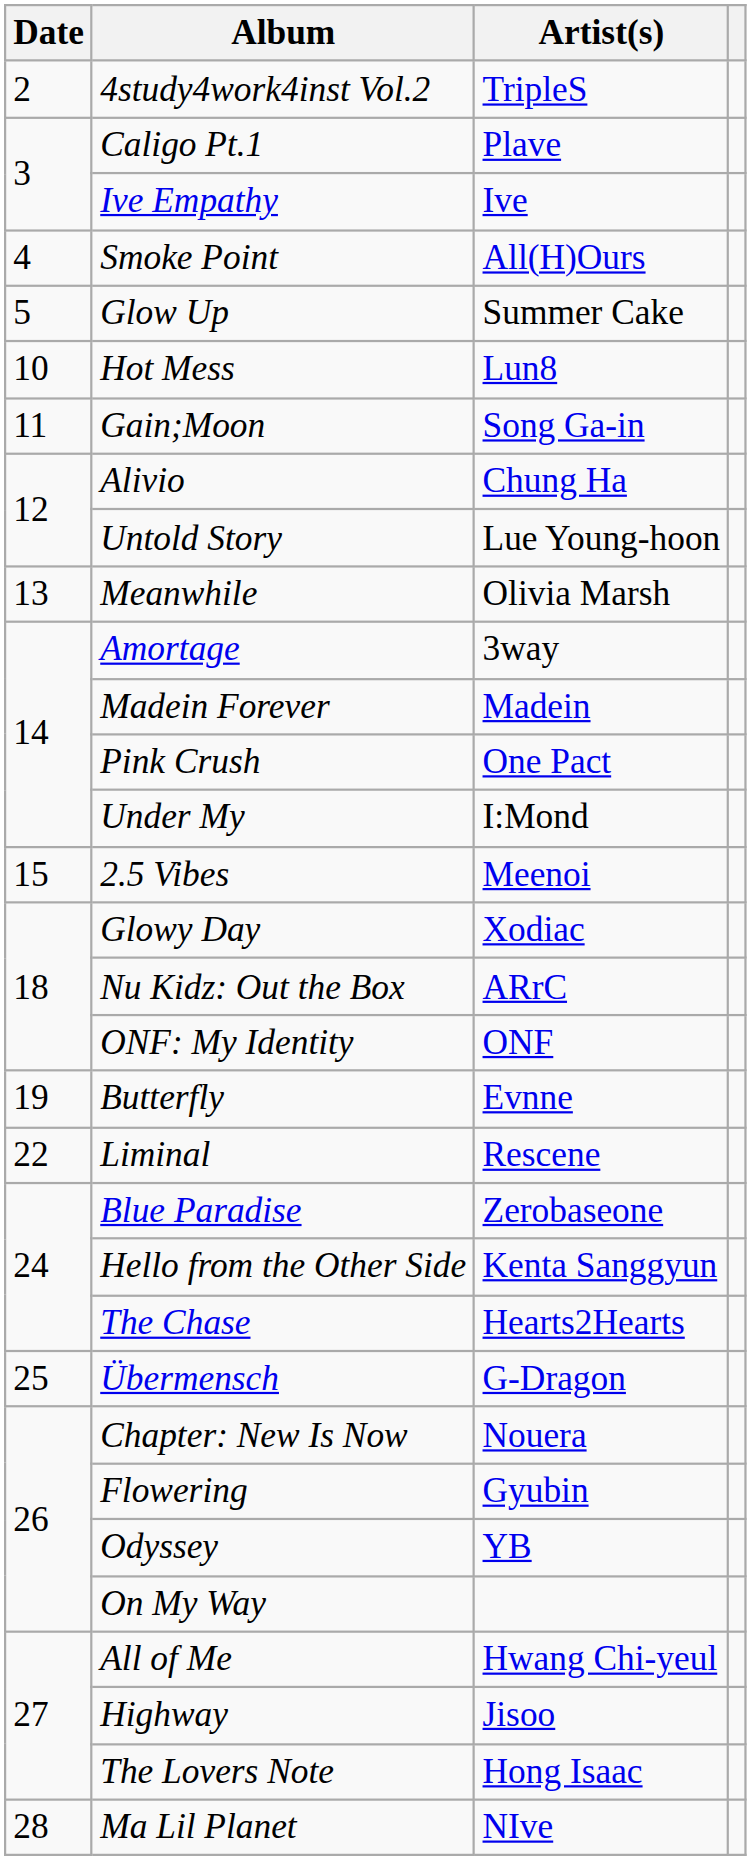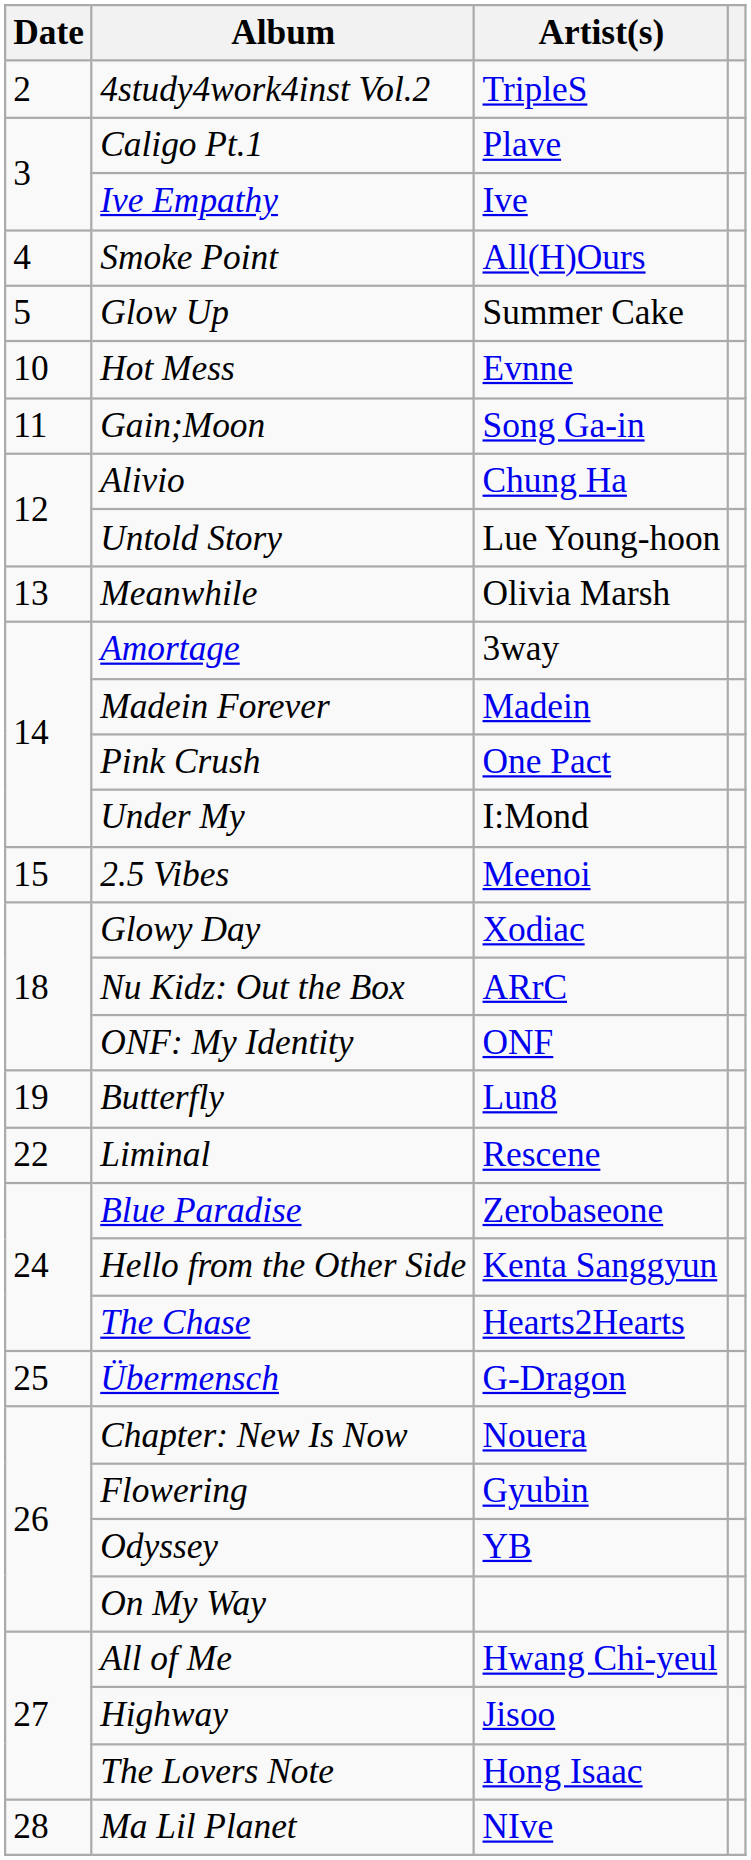(520, 369) Lun8 -> (528, 369) Evnne
(528, 1098) Evnne -> (520, 1098) Lun8
